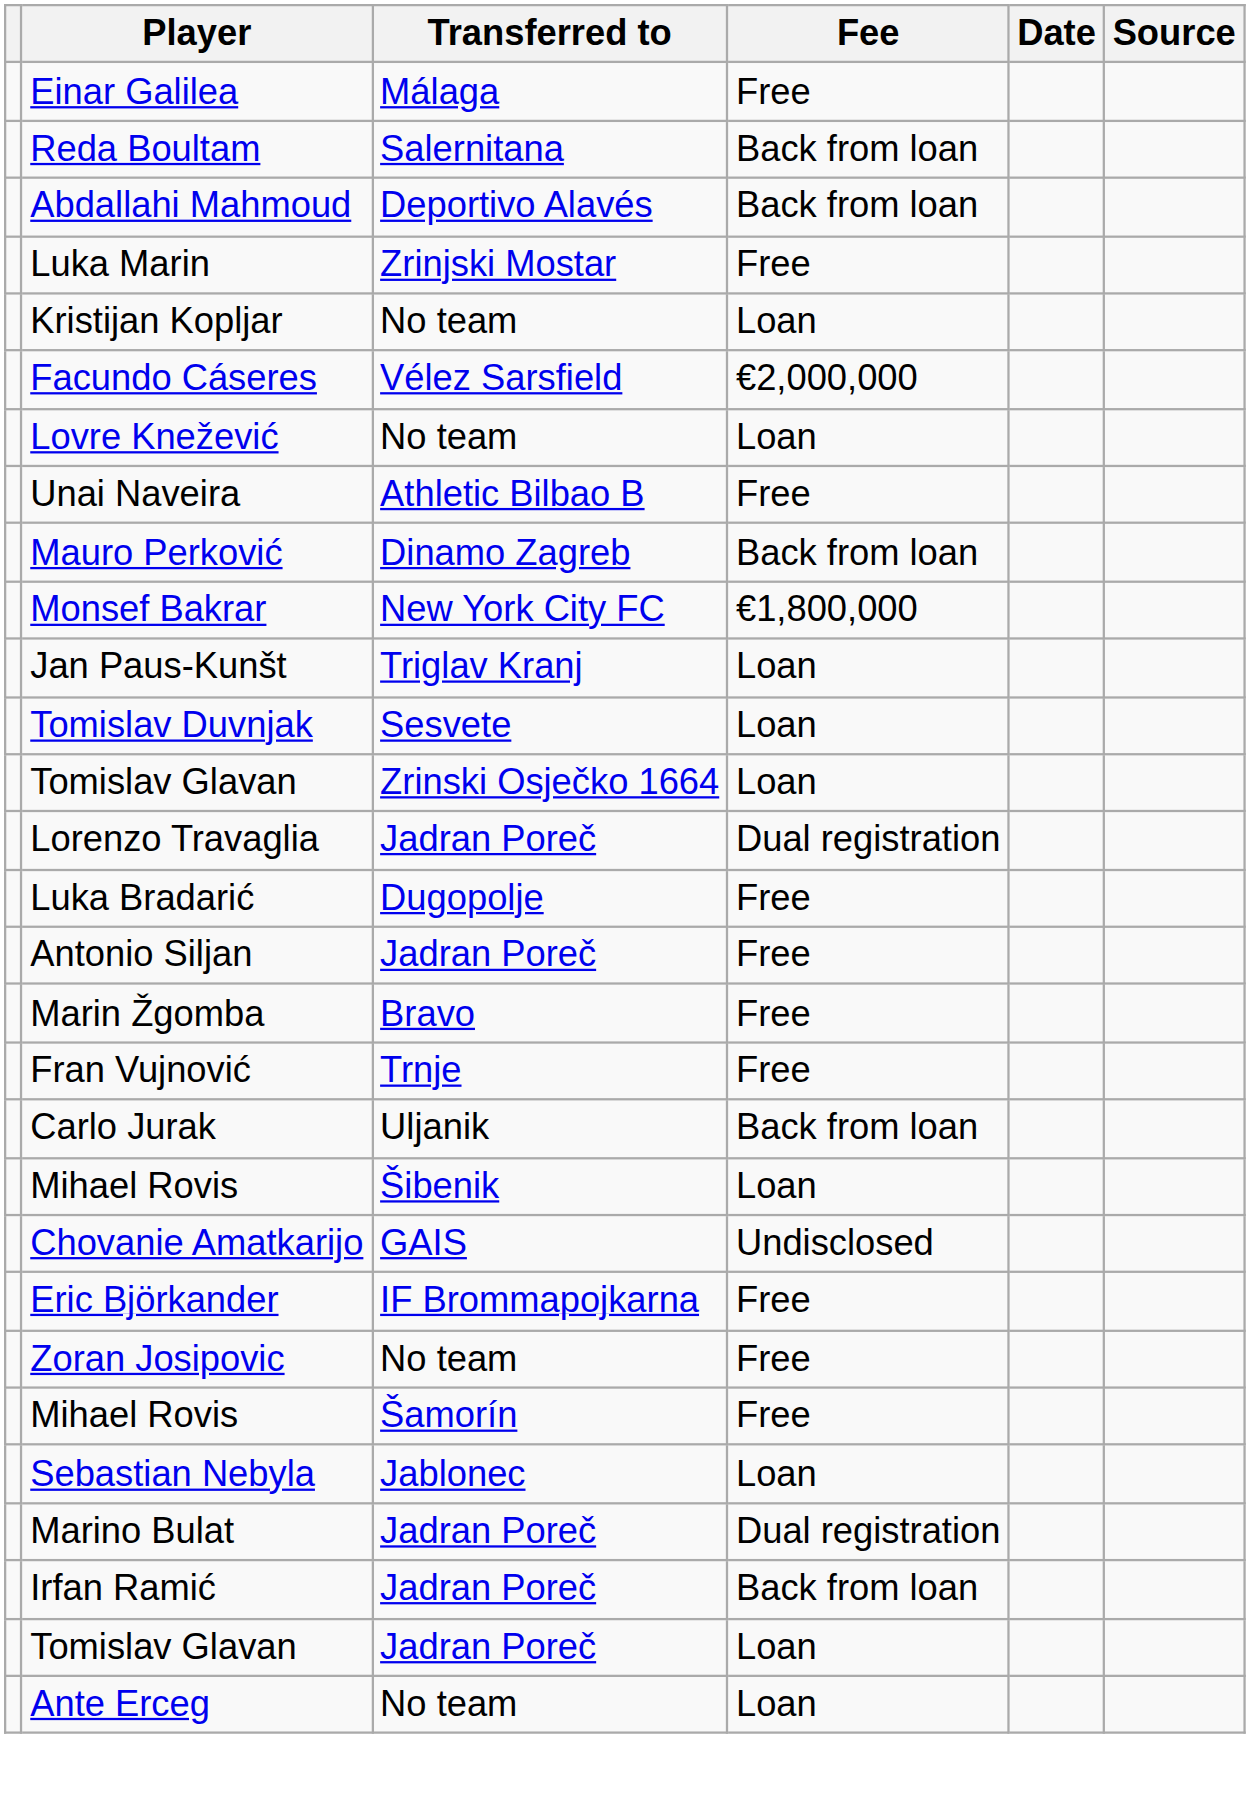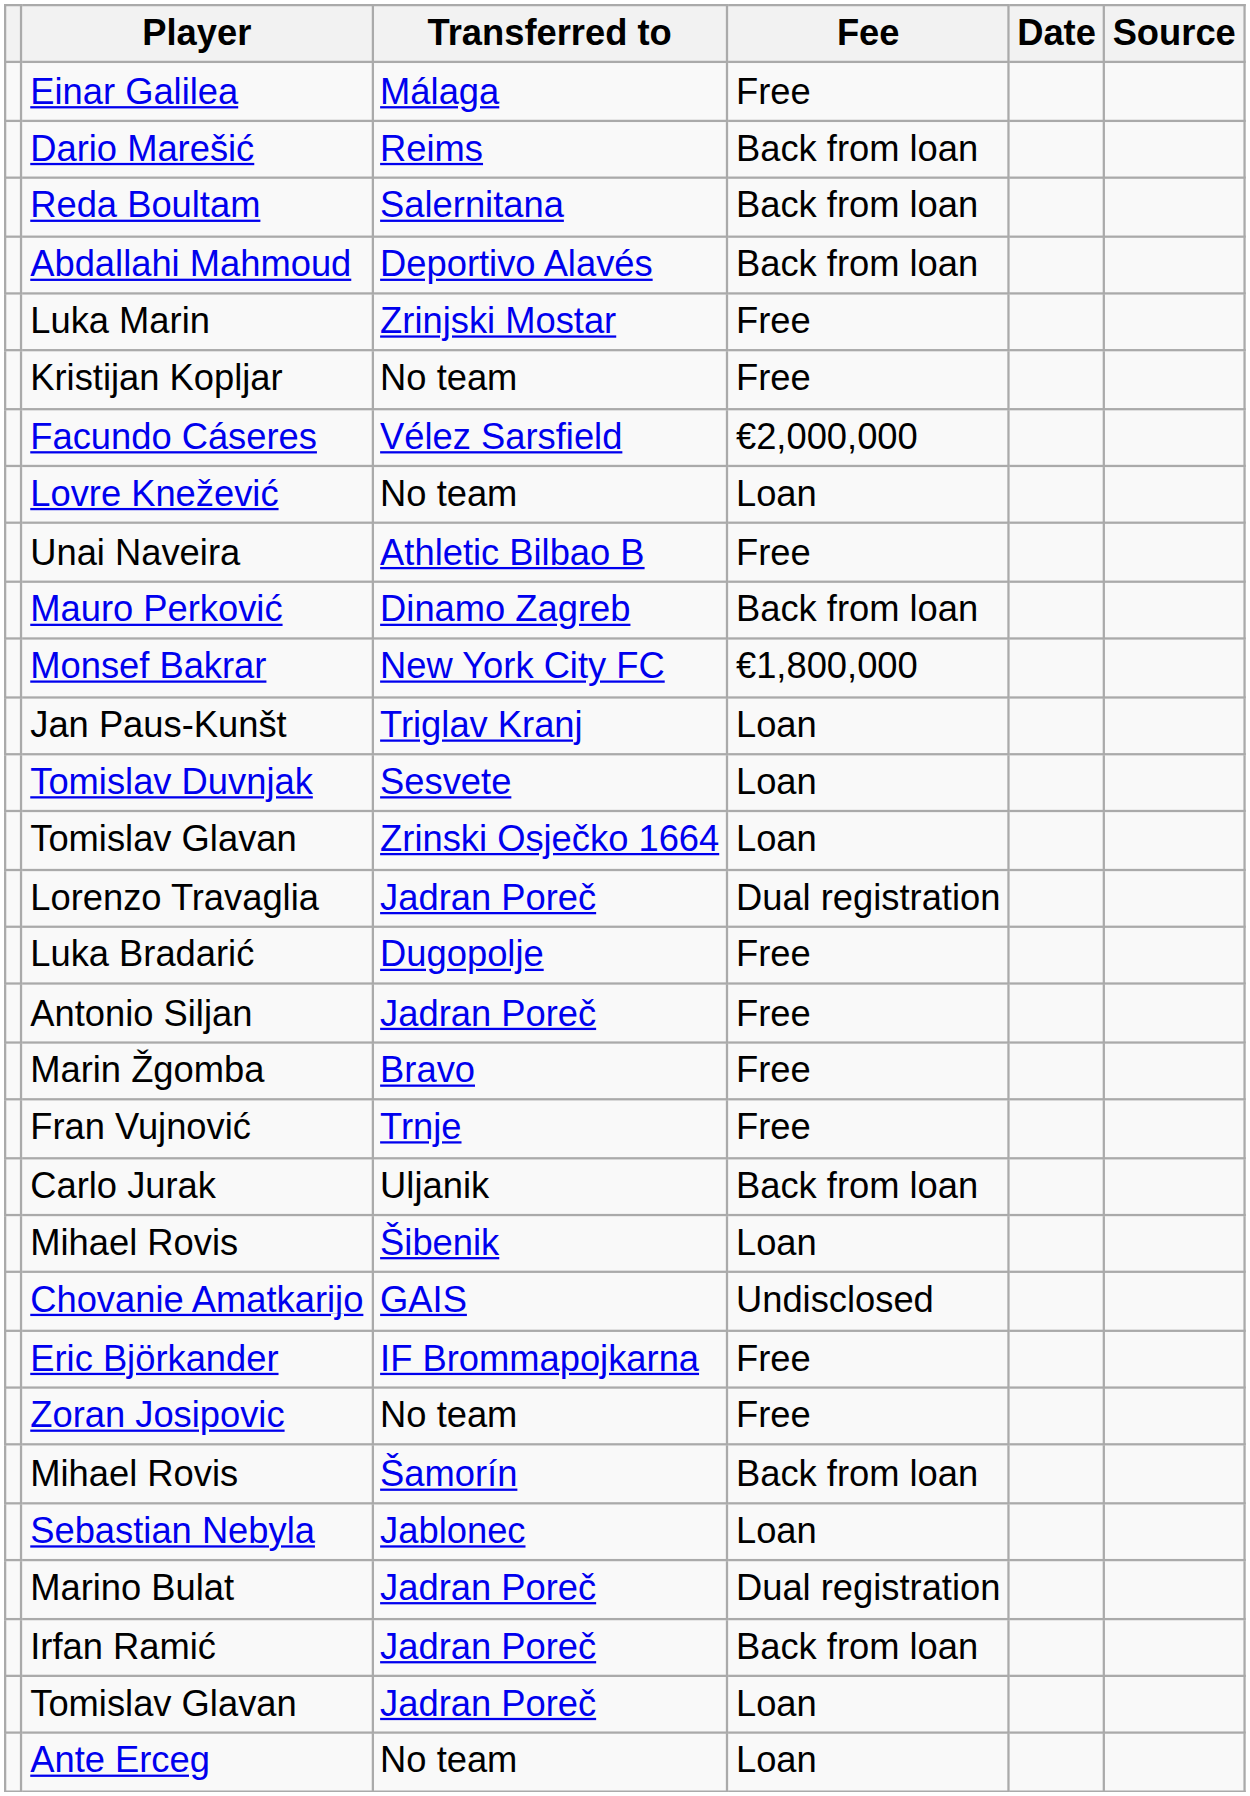+ row: (142, 148)
(776, 321) Loan -> (773, 378) Free
(773, 1415) Free -> (857, 1473) Back from loan
